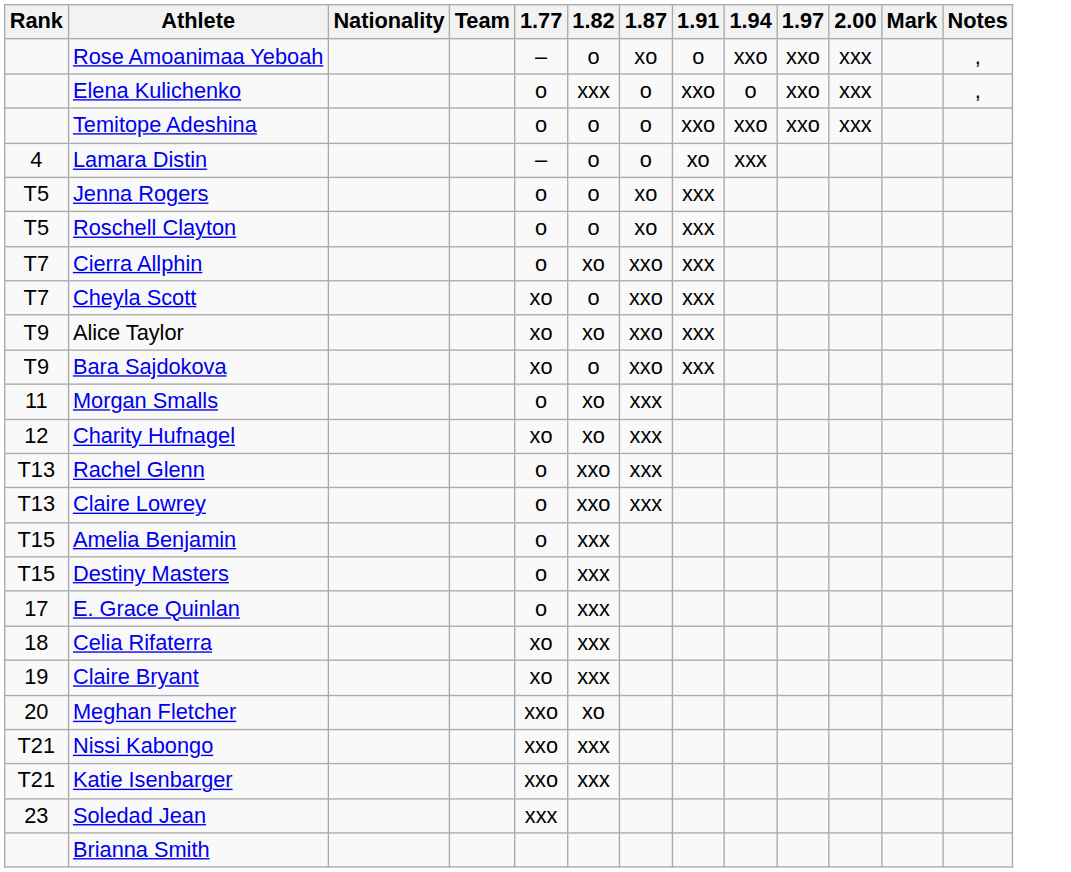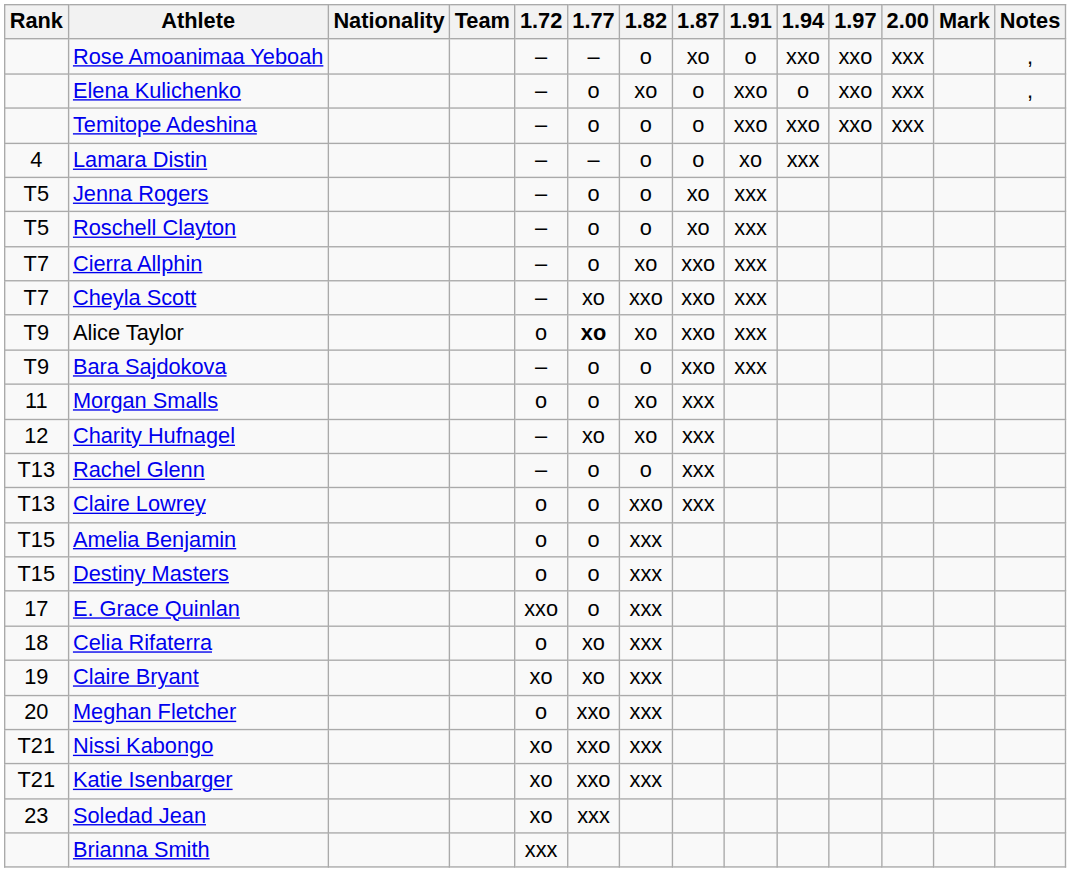+ column: (541, 21)
(593, 90) xxx -> (646, 90) xo
(593, 297) o -> (646, 297) xxo
(541, 332) normal -> (593, 332) bold
(541, 366) xo -> (593, 366) o
(593, 470) xxo -> (646, 470) o
(593, 711) xo -> (646, 711) xxx
